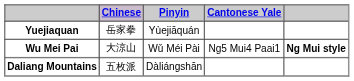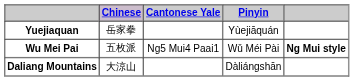columns swapped: (174, 13) <-> (244, 13)
(121, 48) 大涼山 -> (121, 48) 五枚派
(121, 66) 五枚派 -> (121, 66) 大涼山
